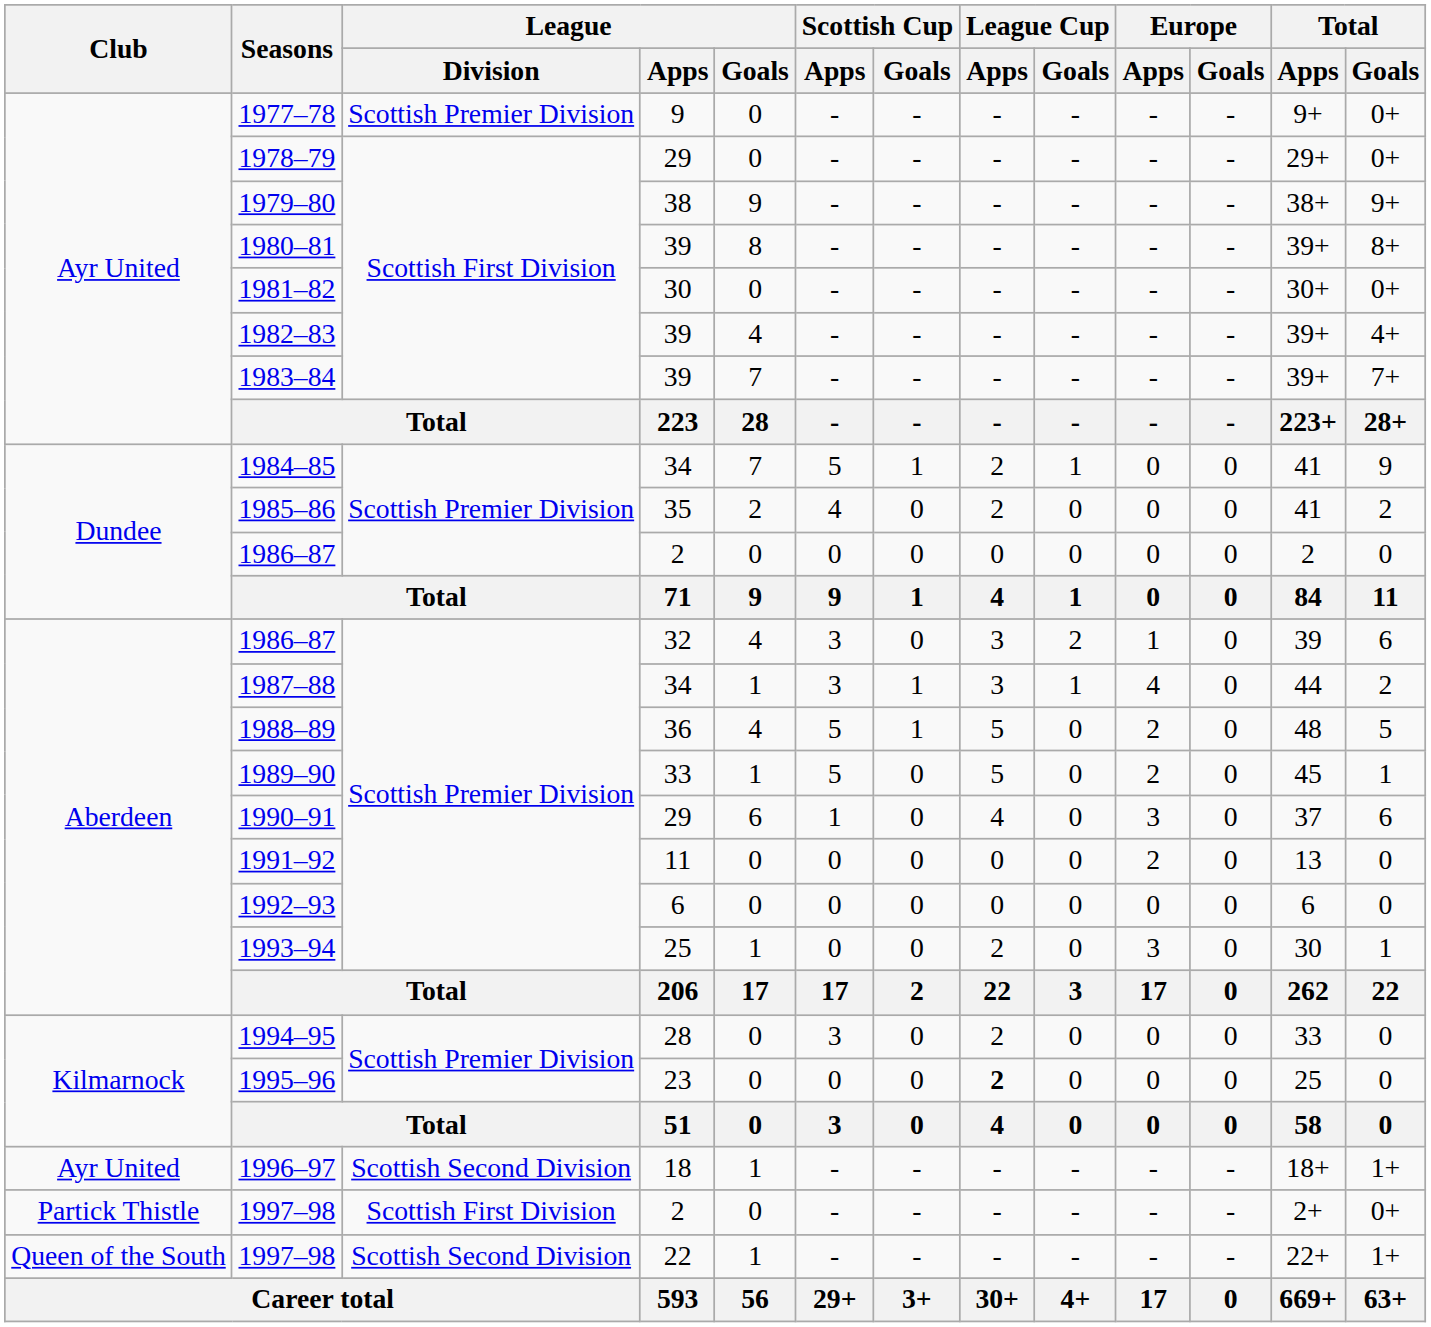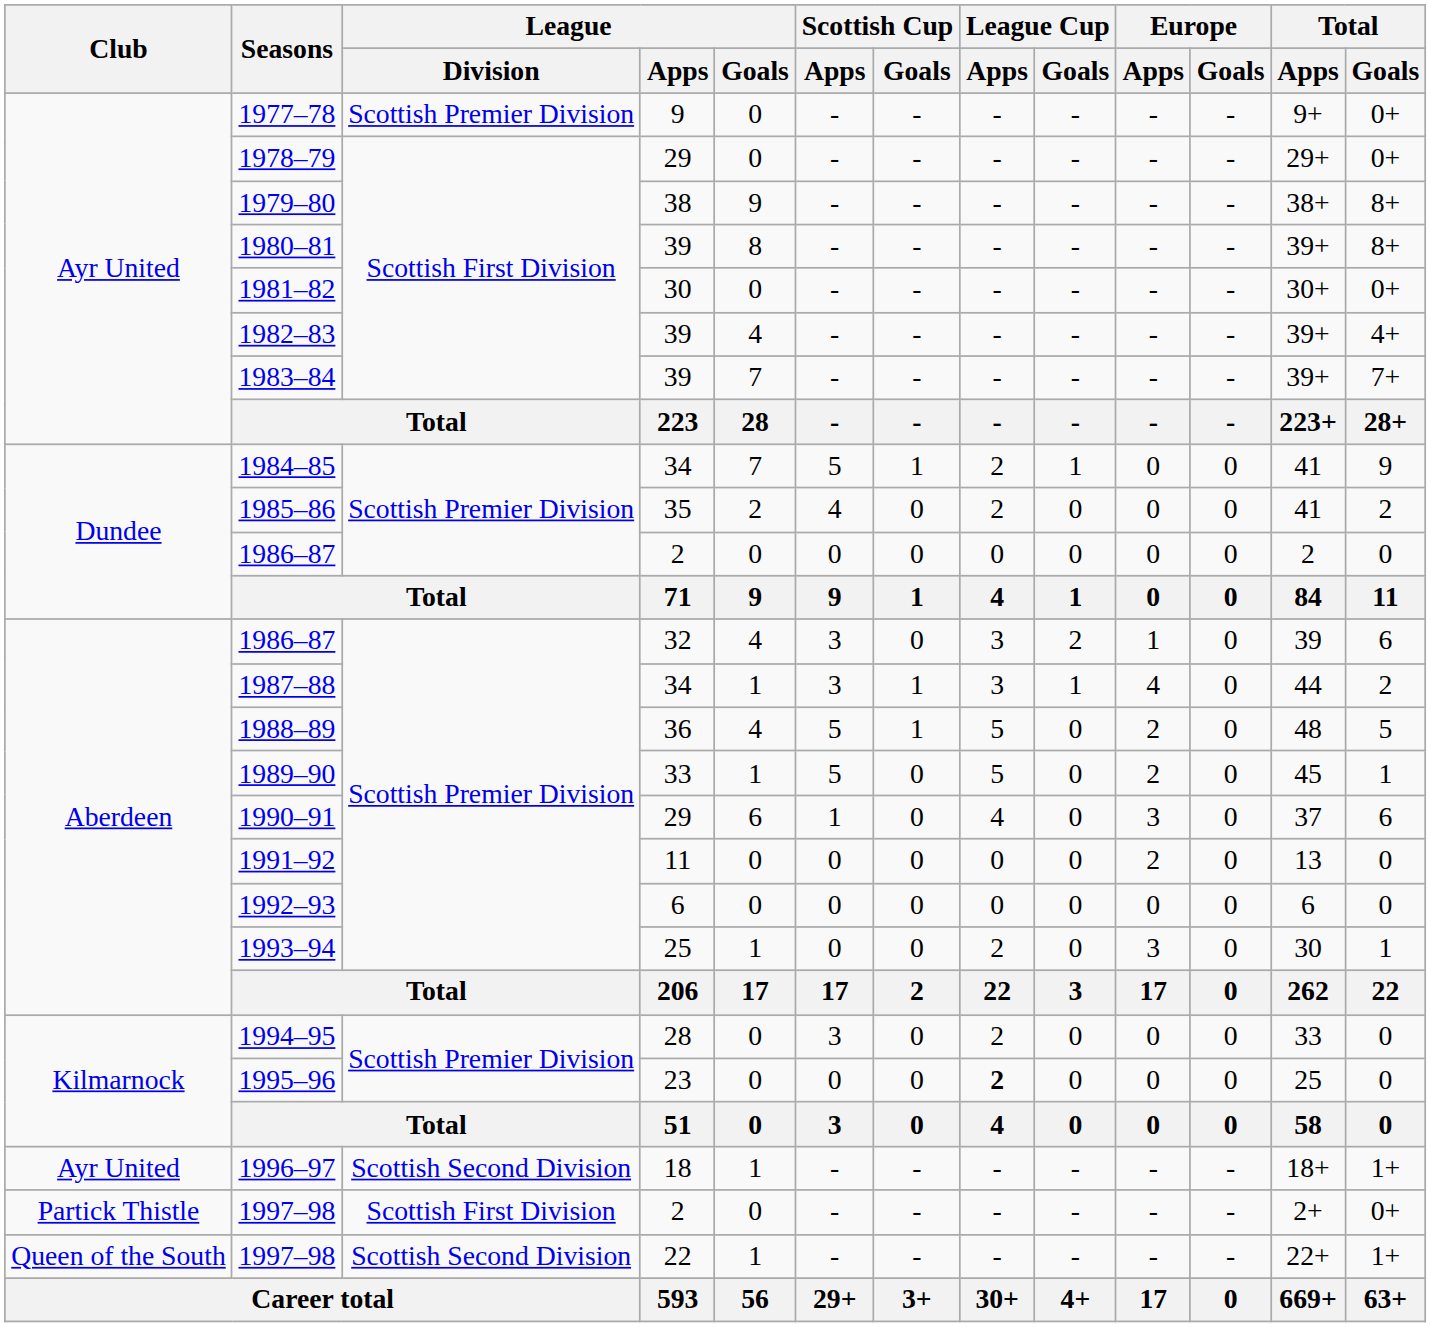(1385, 202) 9+ -> (1385, 202) 8+
